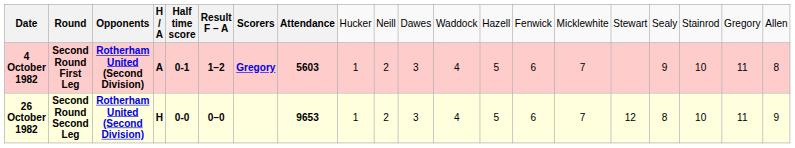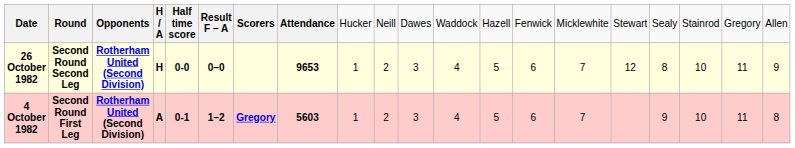rows swapped: (26, 68) <-> (26, 118)
